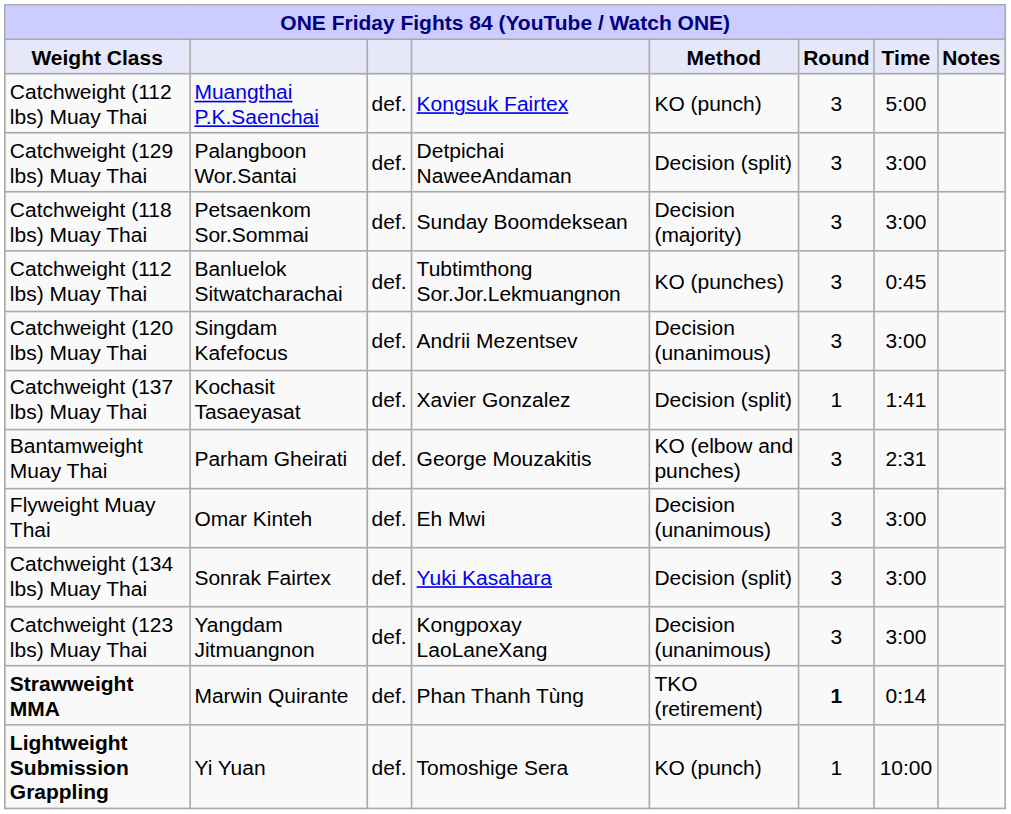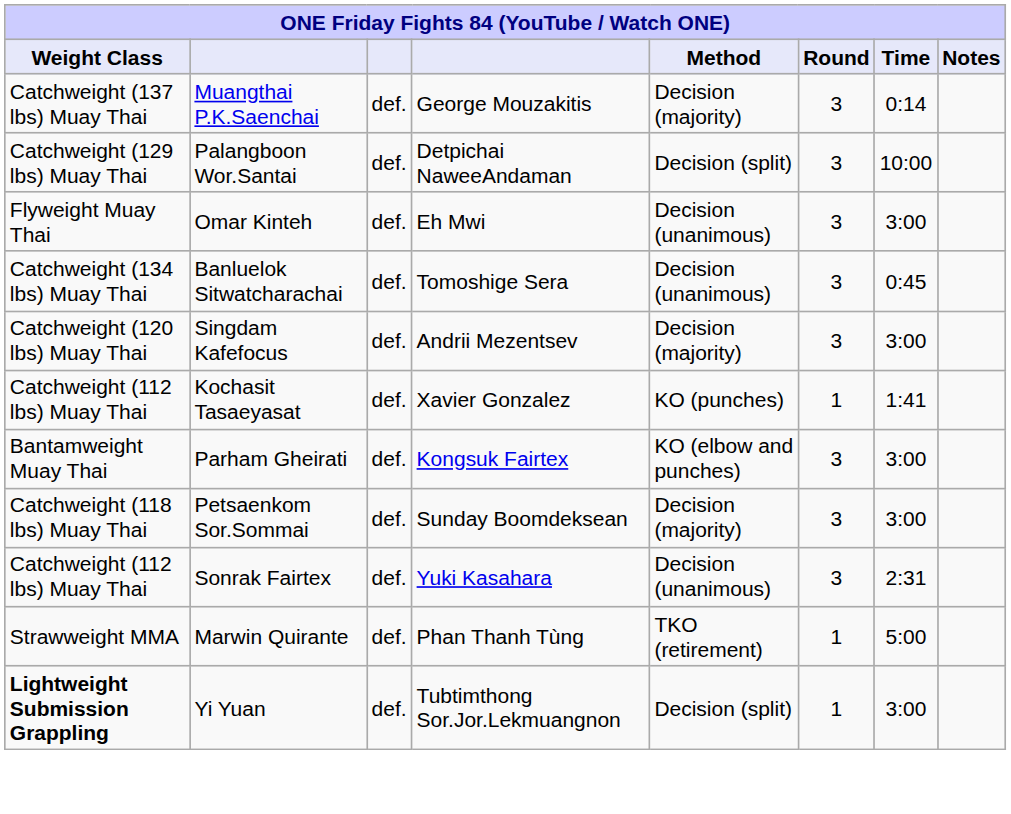(91, 103) Catchweight (112 lbs) Muay Thai -> (91, 103) Catchweight (137 lbs) Muay Thai
(492, 103) Kongsuk Fairtex -> (504, 103) George Mouzakitis
(708, 103) KO (punch) -> (698, 103) Decision (majority)
(906, 103) 5:00 -> (906, 103) 0:14
(906, 163) 3:00 -> (906, 163) 10:00
rows swapped: (253, 222) <-> (253, 518)
(91, 281) Catchweight (112 lbs) Muay Thai -> (91, 281) Catchweight (134 lbs) Muay Thai
(519, 281) Tubtimthong Sor.Jor.Lekmuangnon -> (492, 281) Tomoshige Sera
(719, 281) KO (punches) -> (713, 281) Decision (unanimous)
(713, 340) Decision (unanimous) -> (698, 340) Decision (majority)
(91, 399) Catchweight (137 lbs) Muay Thai -> (91, 399) Catchweight (112 lbs) Muay Thai
(723, 399) Decision (split) -> (719, 399) KO (punches)
(504, 459) George Mouzakitis -> (492, 459) Kongsuk Fairtex
(906, 459) 2:31 -> (906, 459) 3:00
(91, 577) Catchweight (134 lbs) Muay Thai -> (91, 577) Catchweight (112 lbs) Muay Thai
(723, 577) Decision (split) -> (713, 577) Decision (unanimous)
(906, 577) 3:00 -> (906, 577) 2:31
- row: (255, 636)
(72, 695) bold -> (94, 636) normal
(836, 695) bold -> (836, 636) normal
(906, 695) 0:14 -> (906, 636) 5:00
(492, 767) Tomoshige Sera -> (519, 708) Tubtimthong Sor.Jor.Lekmuangnon
(708, 767) KO (punch) -> (723, 708) Decision (split)
(906, 767) 10:00 -> (906, 708) 3:00
